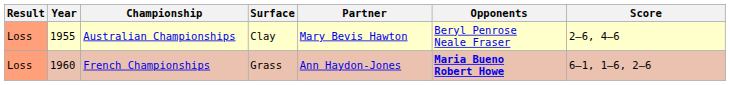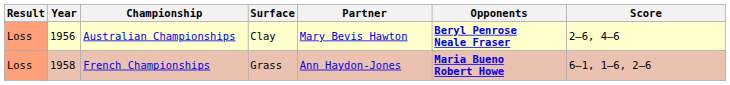(63, 36) 1955 -> (63, 36) 1956
(476, 36) normal -> (476, 36) bold
(63, 66) 1960 -> (63, 66) 1958
